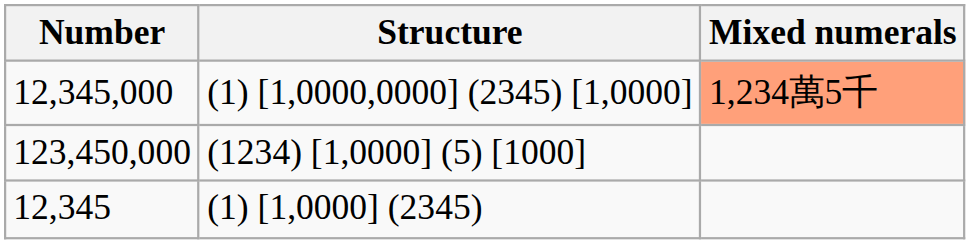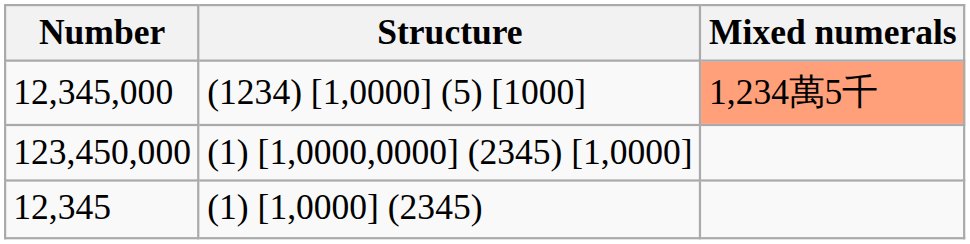(450, 92) (1) [1,0000,0000] (2345) [1,0000] -> (397, 92) (1234) [1,0000] (5) [1000]
(397, 151) (1234) [1,0000] (5) [1000] -> (450, 151) (1) [1,0000,0000] (2345) [1,0000]
